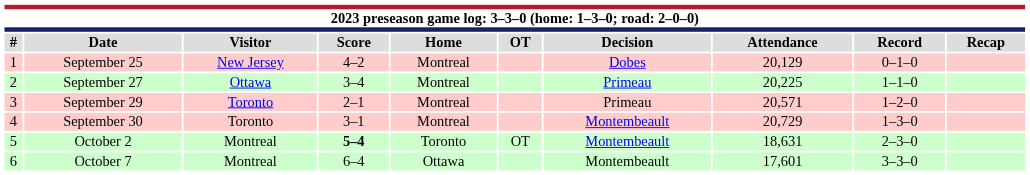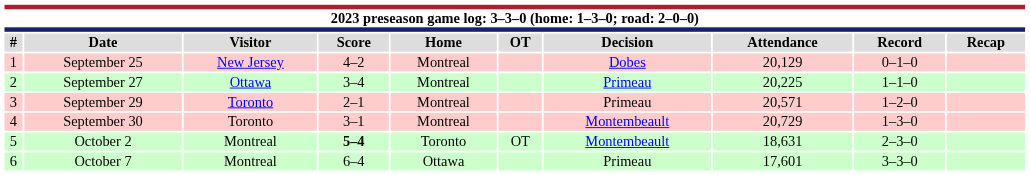(627, 161) Montembeault -> (627, 161) Primeau
